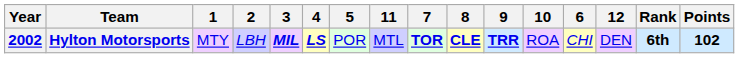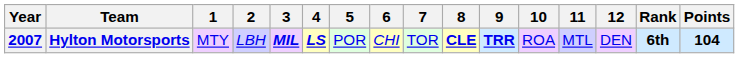columns swapped: (580, 16) <-> (389, 16)
(25, 40) 2002 -> (25, 40) 2007
(427, 40) bold -> (423, 40) normal
(707, 40) 102 -> (707, 40) 104
